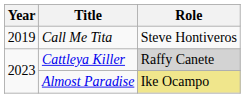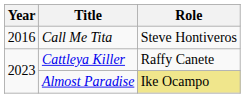(22, 37) 2019 -> (22, 37) 2016
(178, 59) lightgrey background -> (178, 59) no background
